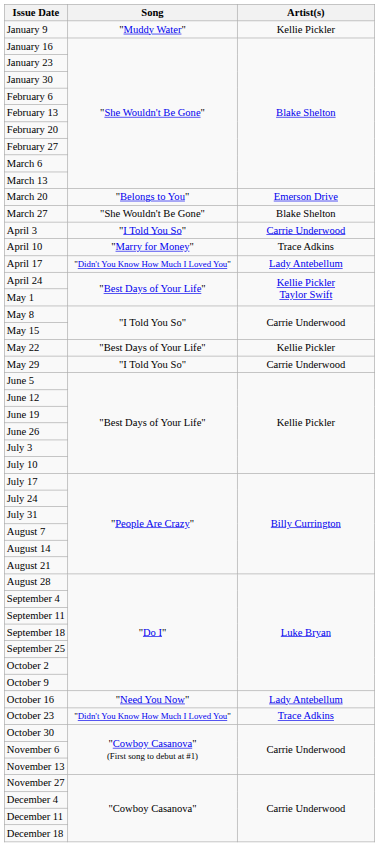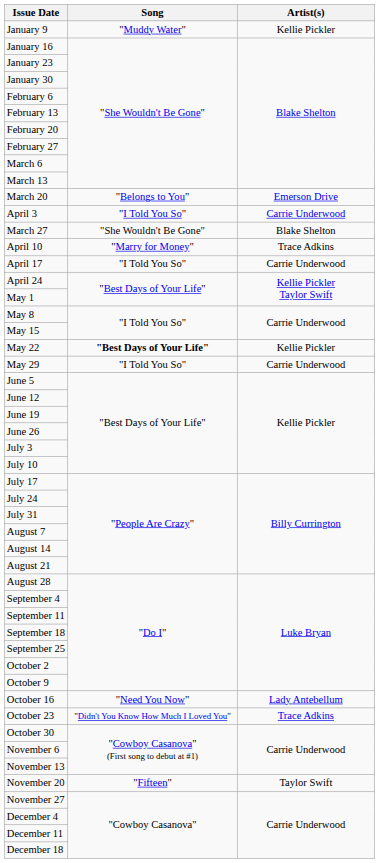rows swapped: (27, 213) <-> (22, 230)
(152, 264) "Didn't You Know How Much I Loved You" -> (152, 264) "I Told You So"
(306, 264) Lady Antebellum -> (306, 264) Carrie Underwood
(152, 347) normal -> (152, 347) bold
+ row: (36, 783)
